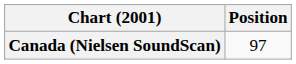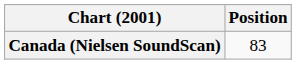(258, 45) 97 -> (258, 45) 83
